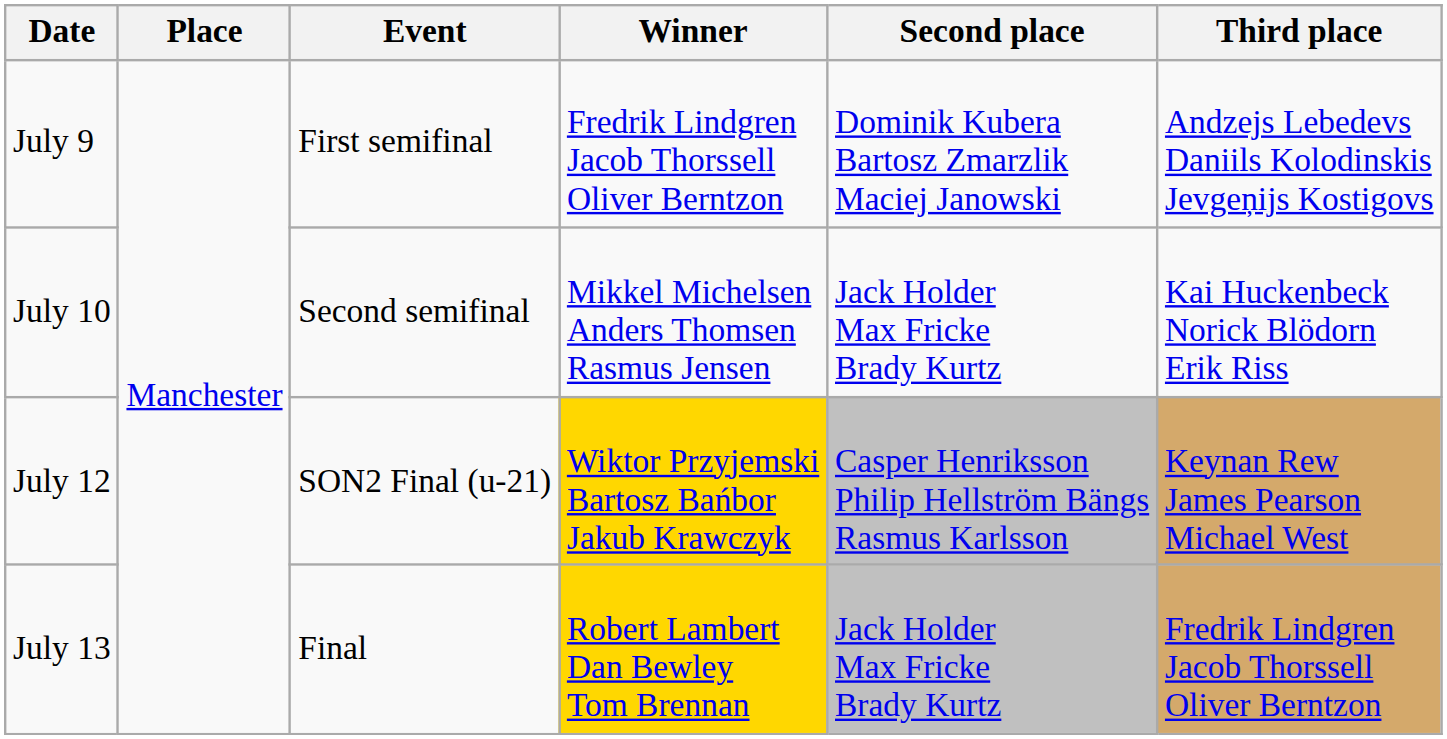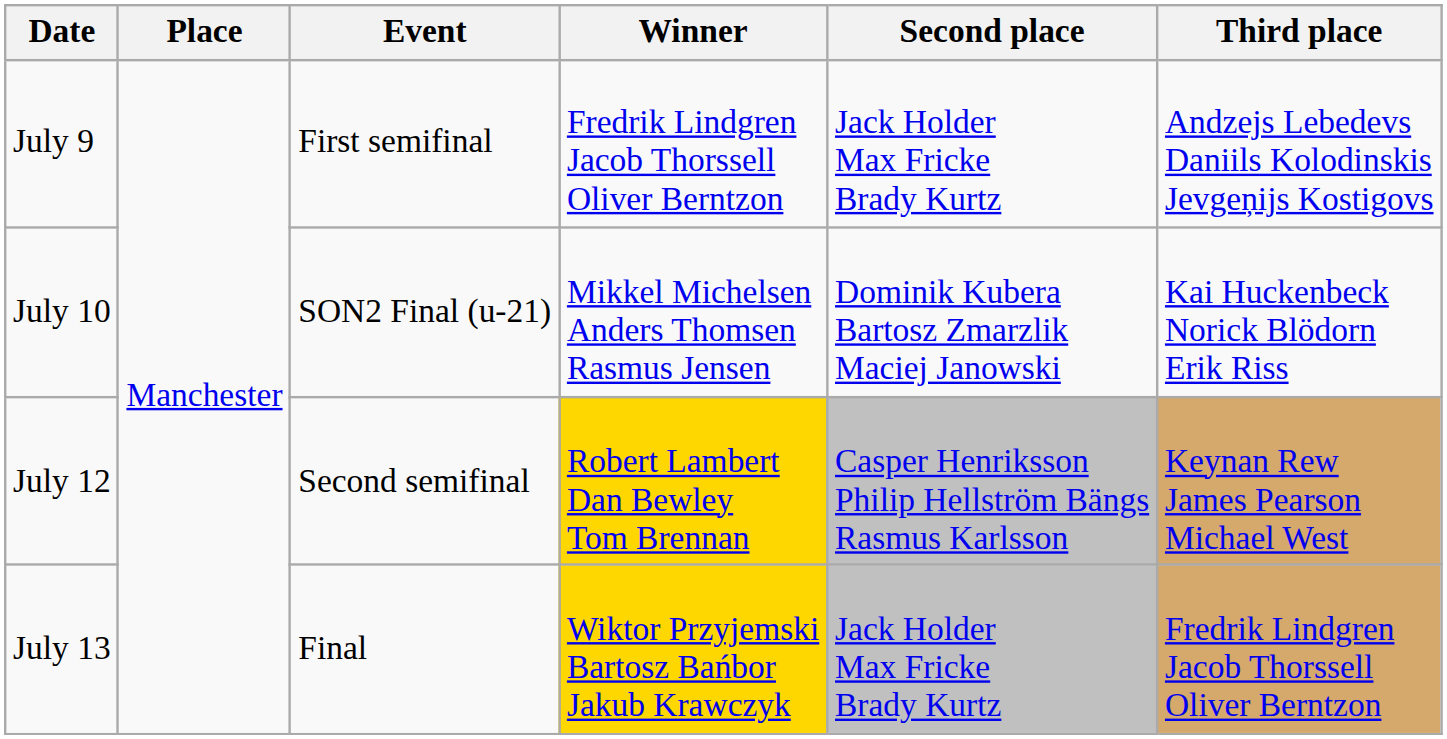(952, 161) Dominik Kubera Bartosz Zmarzlik Maciej Janowski -> (918, 161) Jack Holder Max Fricke Brady Kurtz
(414, 311) Second semifinal -> (425, 311) SON2 Final (u-21)
(918, 330) Jack Holder Max Fricke Brady Kurtz -> (952, 330) Dominik Kubera Bartosz Zmarzlik Maciej Janowski
(425, 480) SON2 Final (u-21) -> (414, 480) Second semifinal
(693, 499) Wiktor Przyjemski Bartosz Bańbor Jakub Krawczyk -> (673, 499) Robert Lambert Dan Bewley Tom Brennan
(673, 668) Robert Lambert Dan Bewley Tom Brennan -> (693, 668) Wiktor Przyjemski Bartosz Bańbor Jakub Krawczyk
